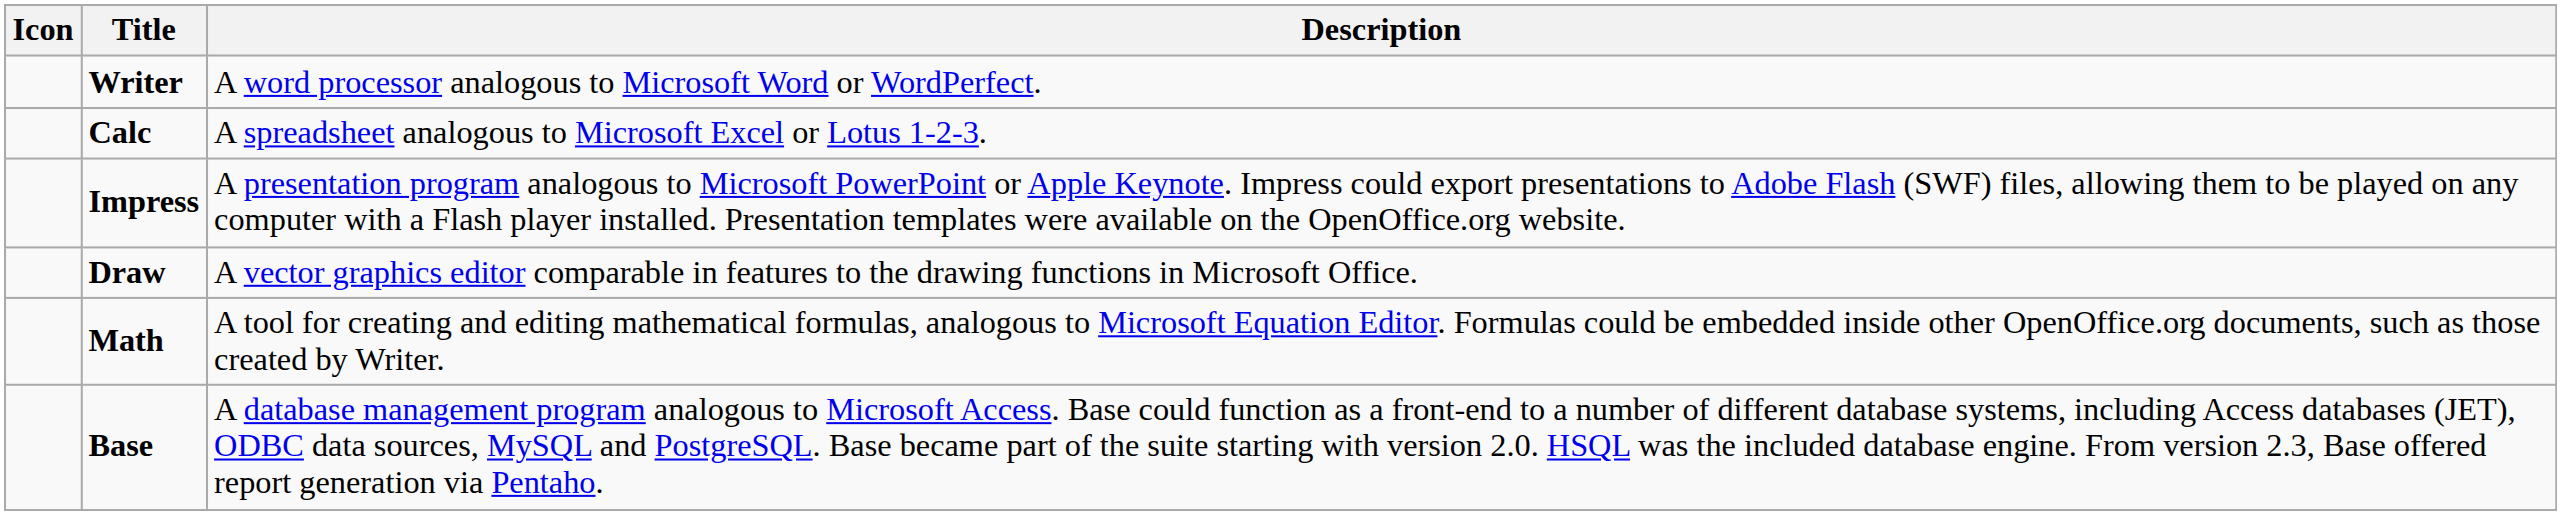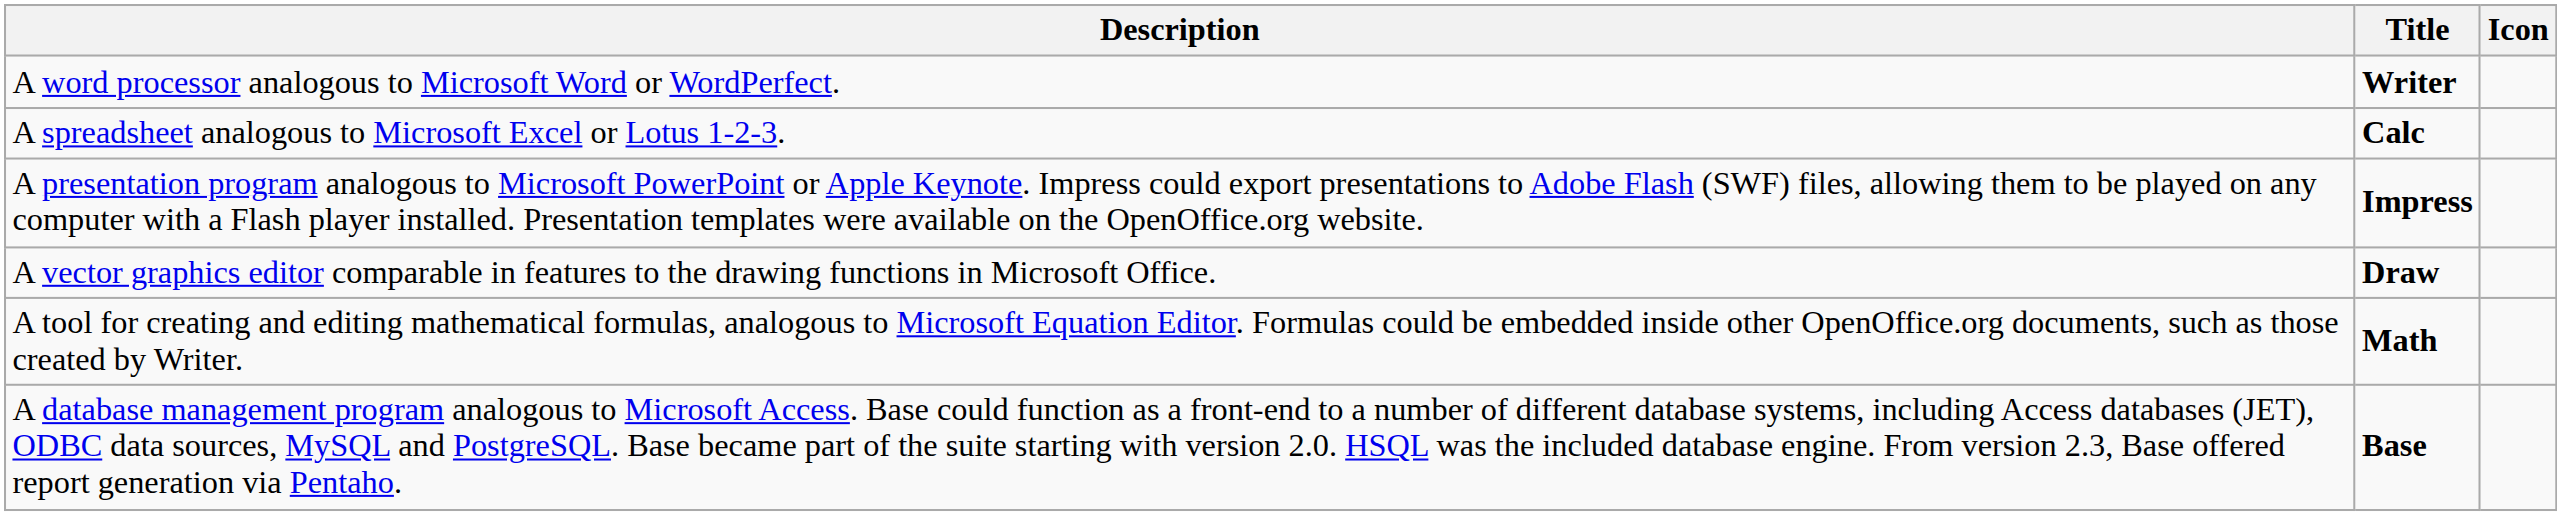columns swapped: (43, 30) <-> (1381, 30)
